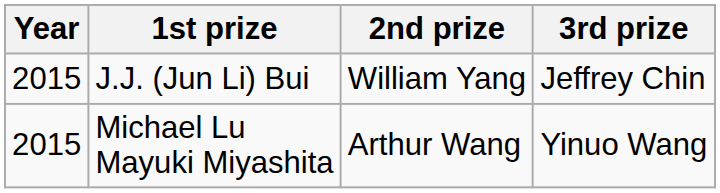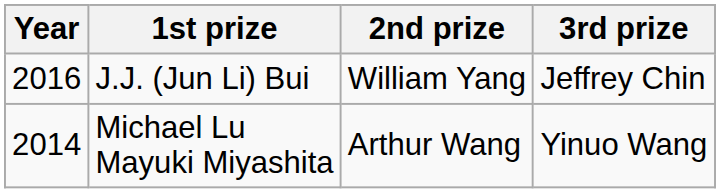(47, 78) 2015 -> (47, 78) 2016
(47, 145) 2015 -> (47, 145) 2014
